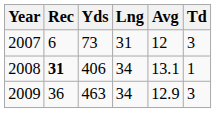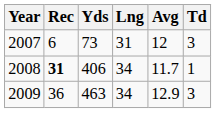(165, 68) 13.1 -> (165, 68) 11.7
